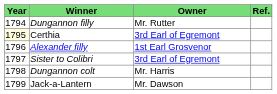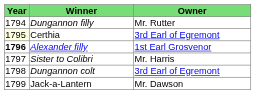- column: (261, 10)
(16, 47) normal -> (16, 47) bold
(177, 59) 3rd Earl of Egremont -> (155, 59) Mr. Harris
(155, 71) Mr. Harris -> (177, 71) 3rd Earl of Egremont
